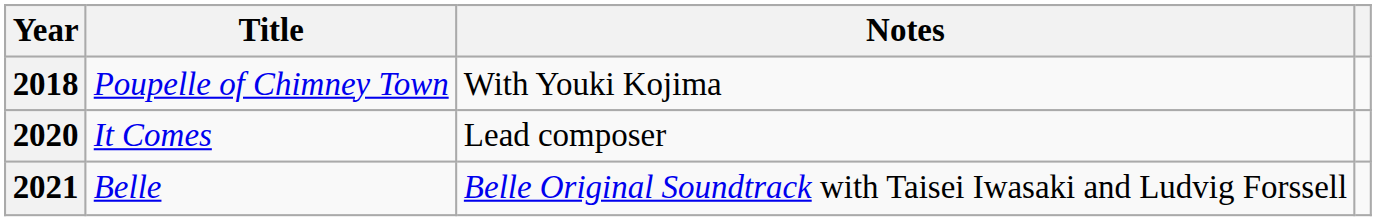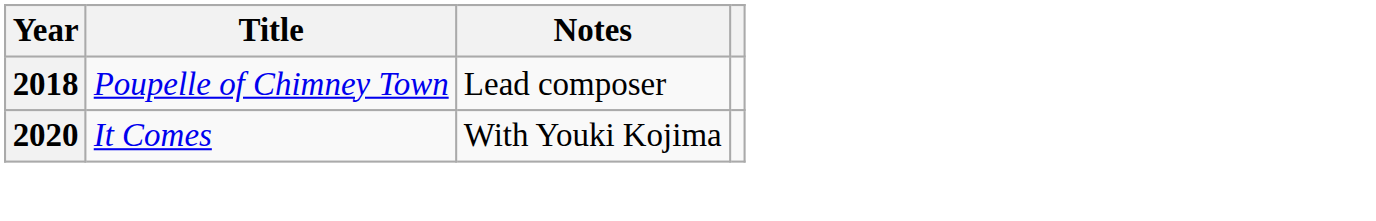(593, 82) With Youki Kojima -> (565, 82) Lead composer
(565, 135) Lead composer -> (593, 135) With Youki Kojima
- row: (46, 187)
